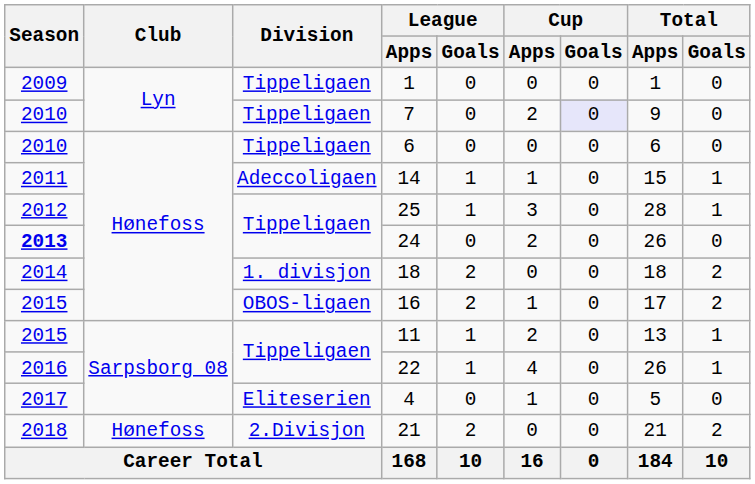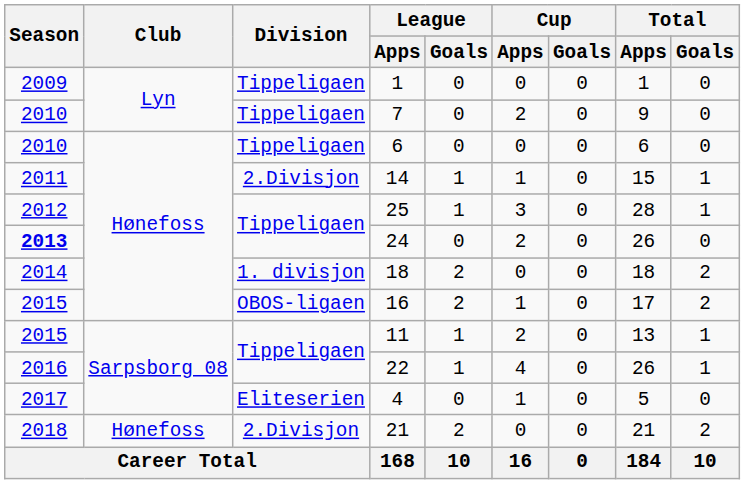(594, 115) lavender background -> (582, 115) no background
(307, 178) Adeccoligaen -> (301, 178) 2.Divisjon
